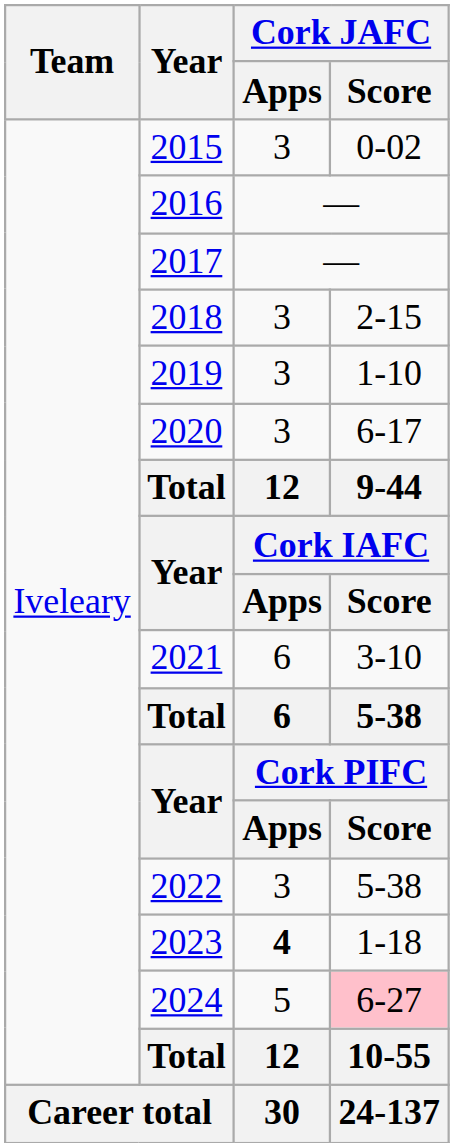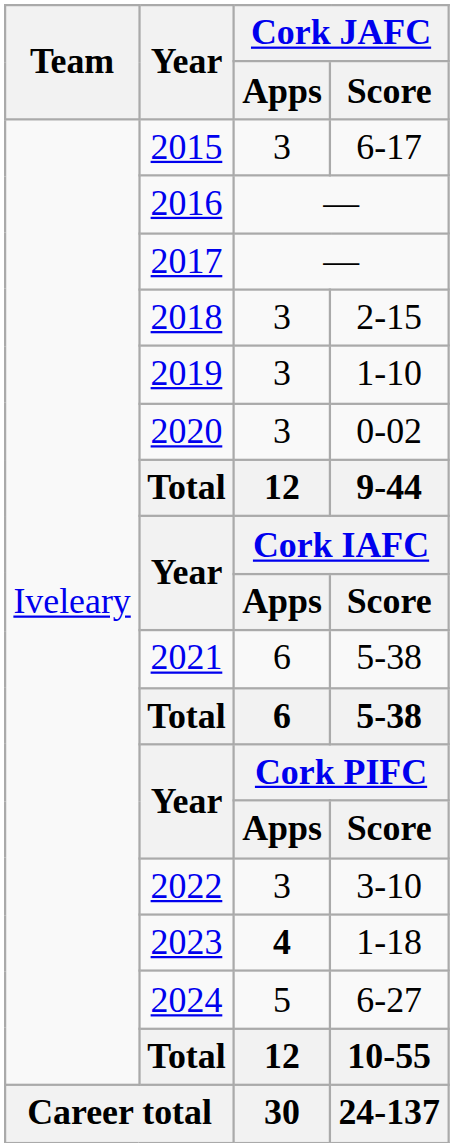(389, 146) 0-02 -> (389, 146) 6-17
(389, 430) 6-17 -> (389, 430) 0-02
(389, 658) 3-10 -> (389, 658) 5-38
(389, 885) 5-38 -> (389, 885) 3-10
(389, 999) pink background -> (389, 999) no background
